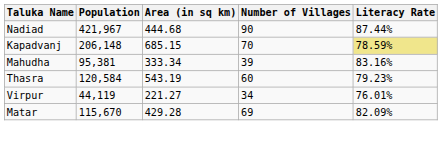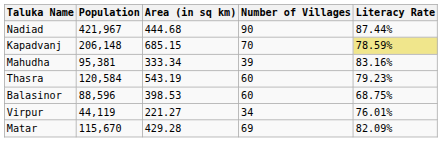+ row: (34, 95)
